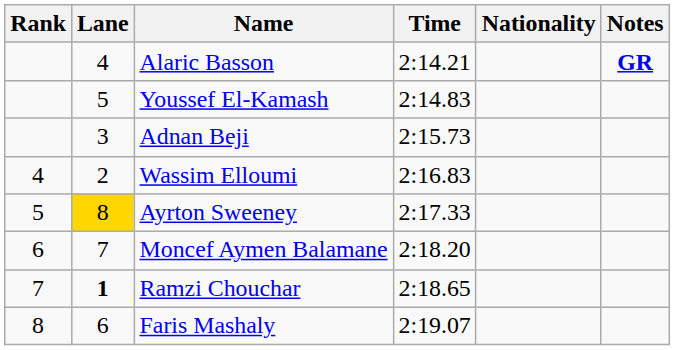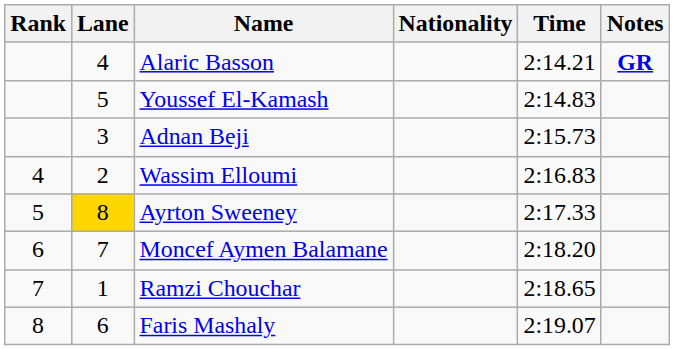columns swapped: (539, 23) <-> (435, 23)
(103, 288) bold -> (103, 288) normal
